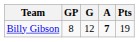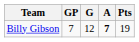(71, 28) 8 -> (71, 28) 7
